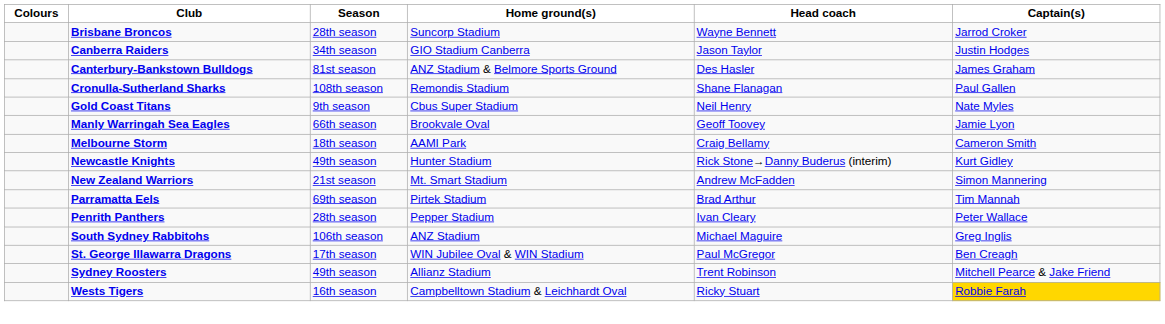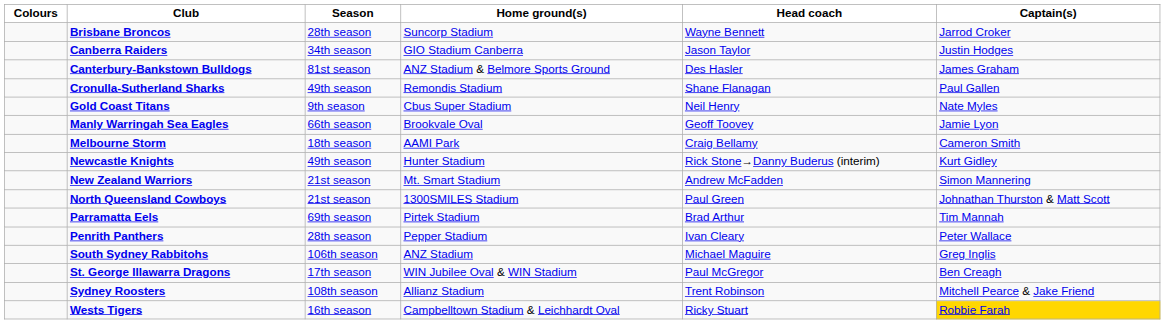(348, 87) 108th season -> (339, 87) 49th season
+ row: (148, 198)
(345, 273) 49th season -> (343, 291) 108th season
